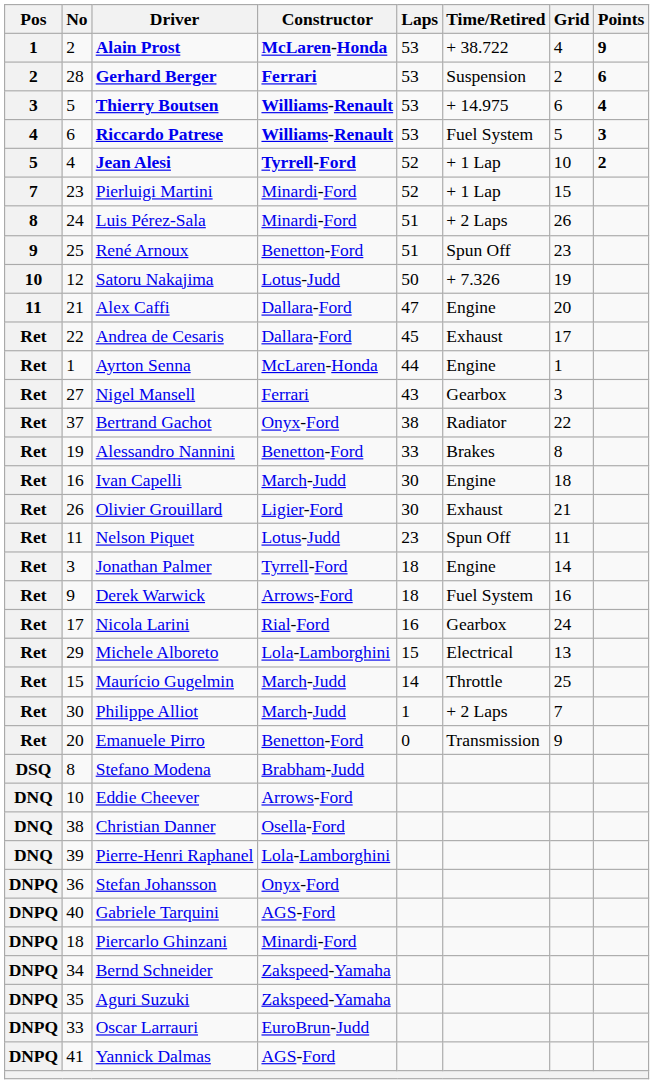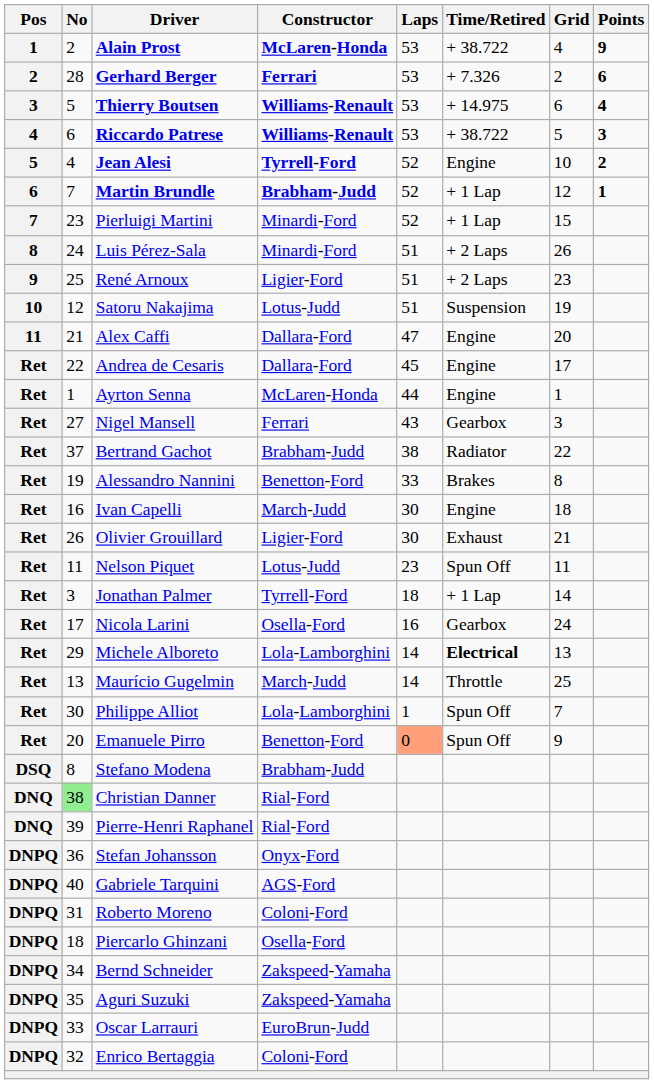(486, 76) Suspension -> (473, 76) + 7.326
(490, 134) Fuel System -> (477, 134) + 38.722
(474, 163) + 1 Lap -> (471, 163) Engine
+ row: (155, 192)
(312, 249) Benetton-Ford -> (302, 278) Ligier-Ford
(478, 249) Spun Off -> (477, 278) + 2 Laps
(410, 278) 50 -> (410, 307) 51
(473, 278) + 7.326 -> (486, 307) Suspension
(474, 336) Exhaust -> (471, 364) Engine
(300, 422) Onyx-Ford -> (313, 451) Brabham-Judd
(471, 566) Engine -> (474, 595) + 1 Lap
- row: (150, 595)
(295, 624) Rial-Ford -> (303, 624) Osella-Ford
(410, 653) 15 -> (410, 653) 14
(480, 653) normal -> (482, 653) bold
(75, 682) 15 -> (75, 682) 13
(304, 710) March-Judd -> (326, 710) Lola-Lamborghini
(477, 710) + 2 Laps -> (478, 710) Spun Off
(406, 739) no background -> (406, 739) lightsalmon background
(493, 739) Transmission -> (478, 739) Spun Off
- row: (147, 797)
(75, 826) no background -> (75, 797) lightgreen background
(303, 826) Osella-Ford -> (295, 797) Rial-Ford
(326, 854) Lola-Lamborghini -> (295, 826) Rial-Ford
+ row: (154, 912)
(309, 941) Minardi-Ford -> (303, 941) Osella-Ford
- row: (153, 1056)
+ row: (155, 1056)
